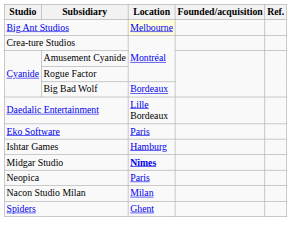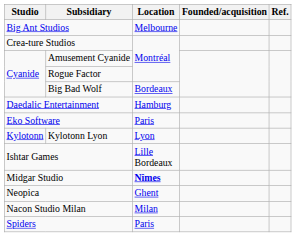(152, 27) lightyellow background -> (156, 27) no background
(149, 110) Lille Bordeaux -> (153, 105) Hamburg
+ row: (78, 136)
(149, 147) Hamburg -> (154, 157) Lille Bordeaux
(140, 178) Paris -> (146, 193) Ghent
(142, 208) Ghent -> (144, 224) Paris
